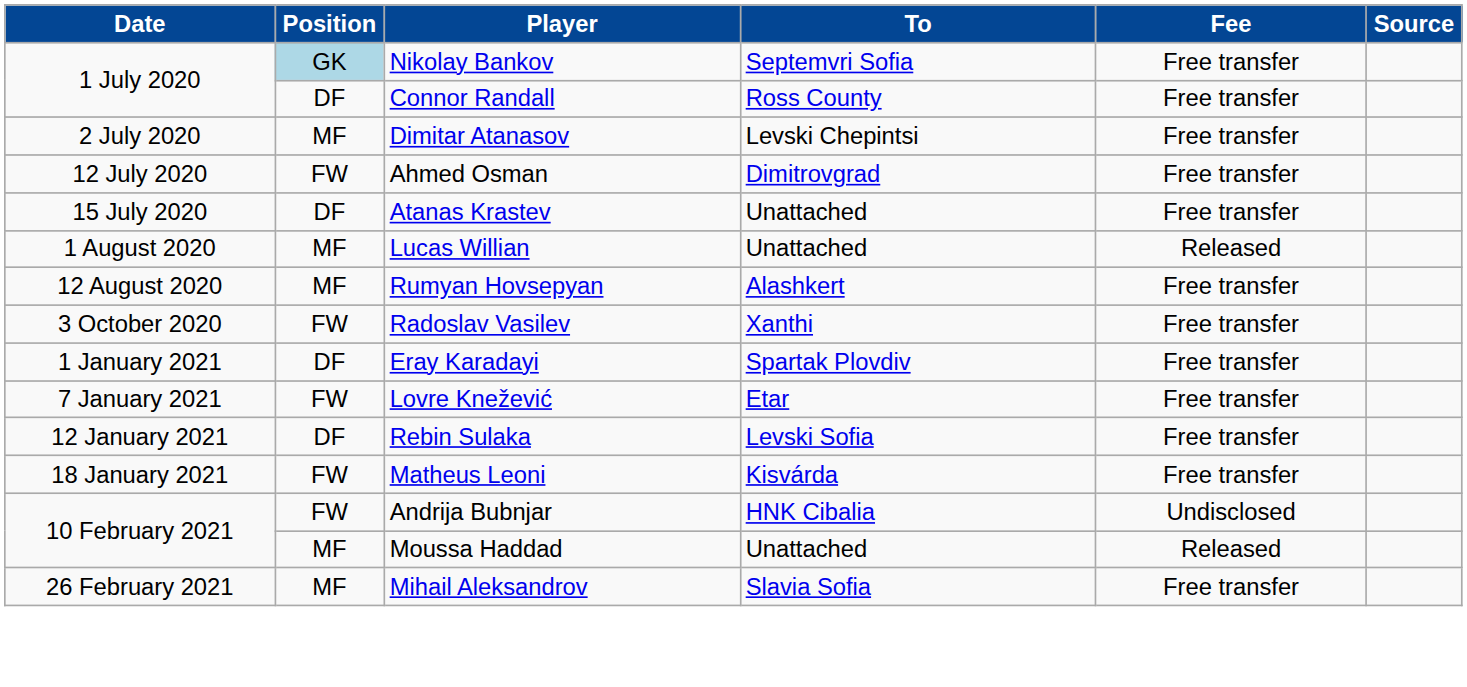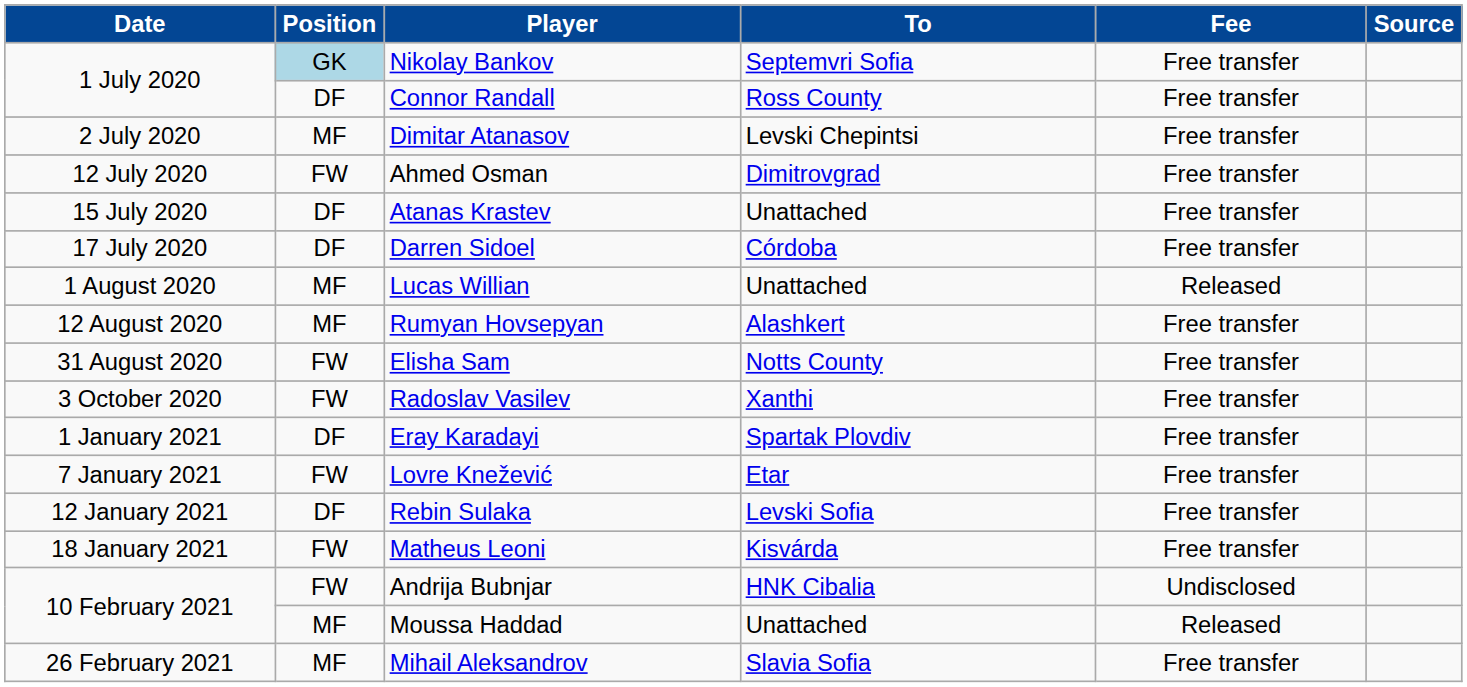+ row: (462, 249)
+ row: (450, 362)
